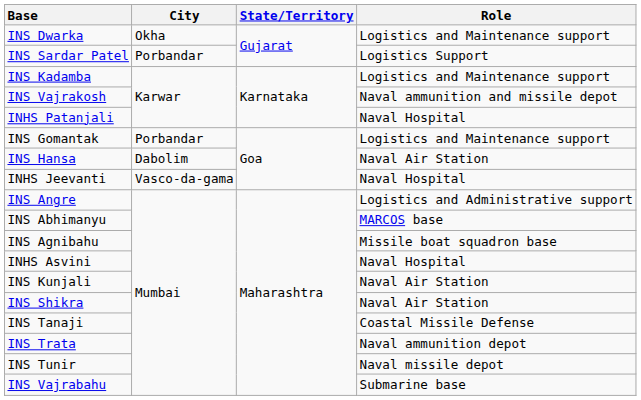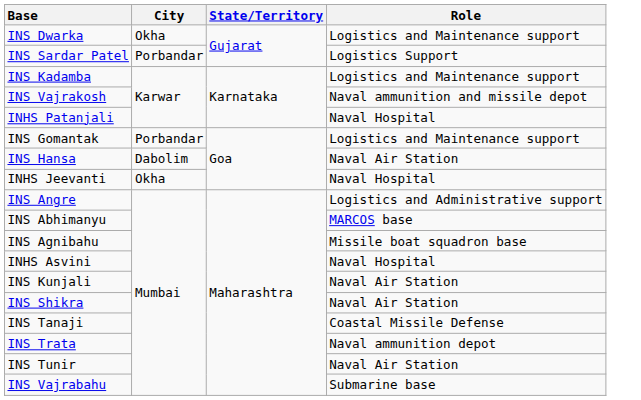(184, 179) Vasco-da-gama -> (150, 179) Okha
(432, 364) Naval missile depot -> (394, 364) Naval Air Station
